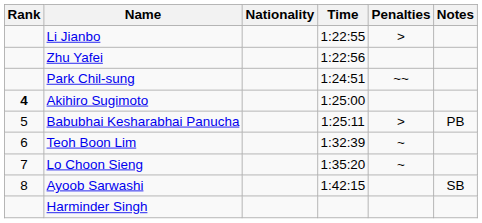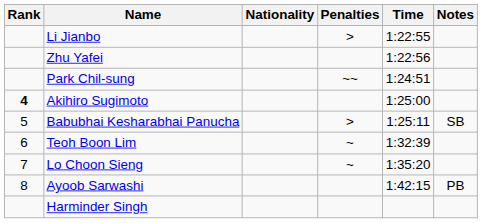columns swapped: (343, 15) <-> (401, 15)
(455, 121) PB -> (455, 121) SB
(455, 185) SB -> (455, 185) PB
